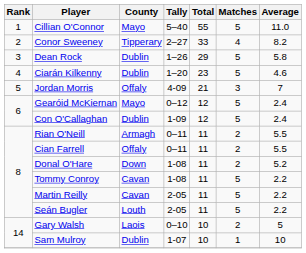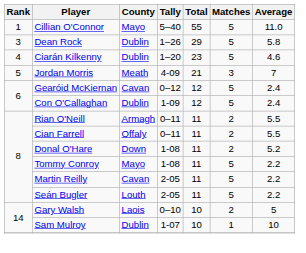- row: (69, 42)
(134, 88) Offaly -> (135, 73) Meath
(133, 103) Mayo -> (135, 88) Cavan
(135, 179) Cavan -> (133, 164) Mayo
